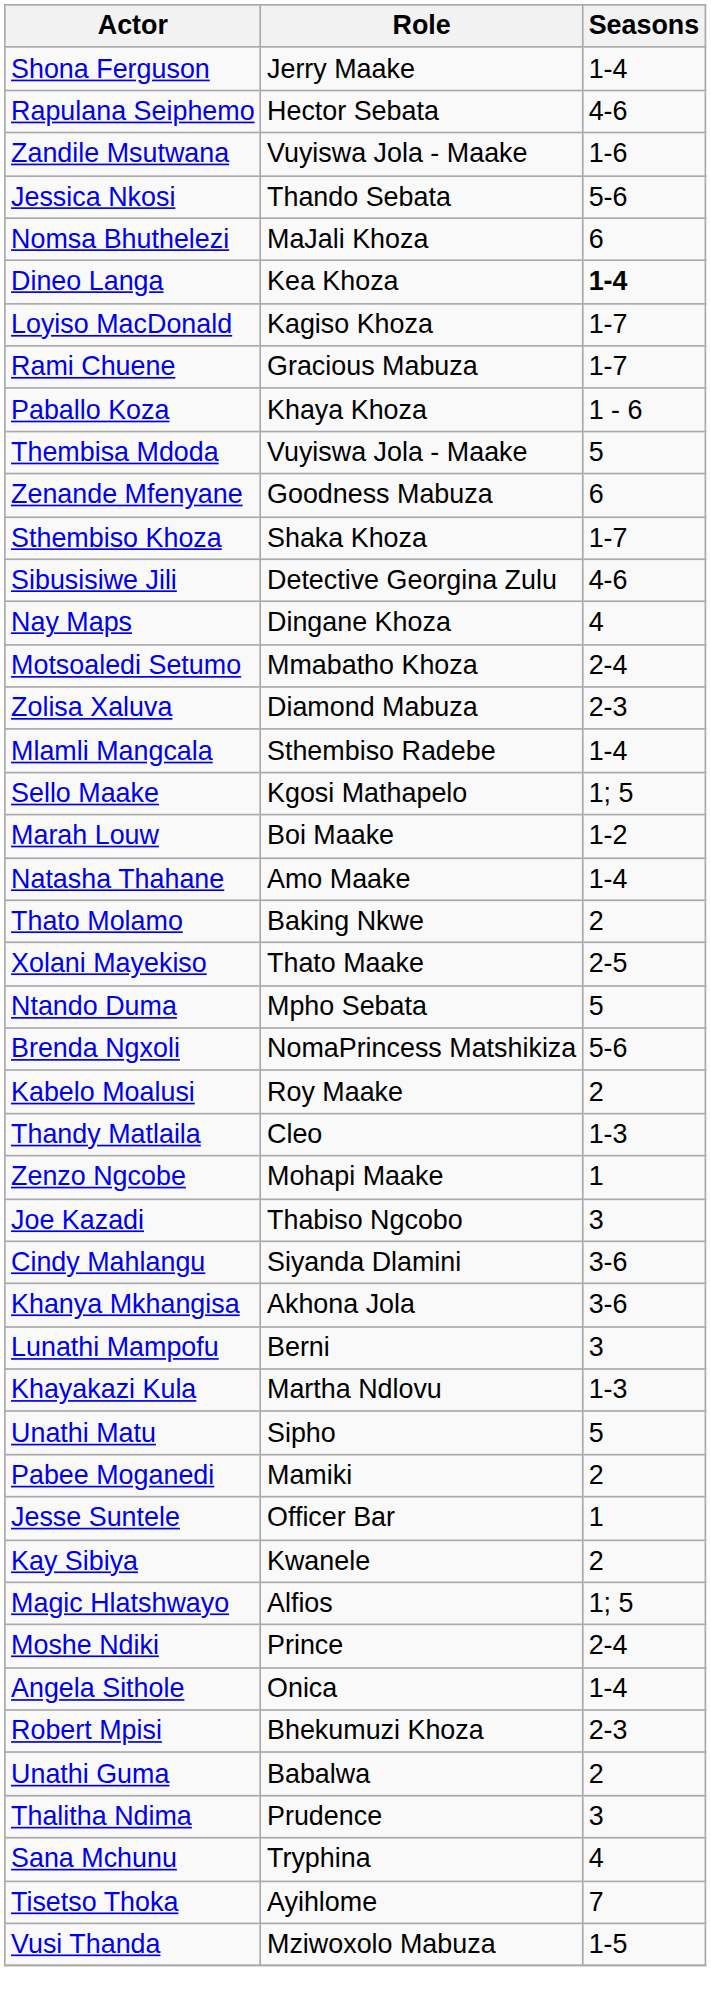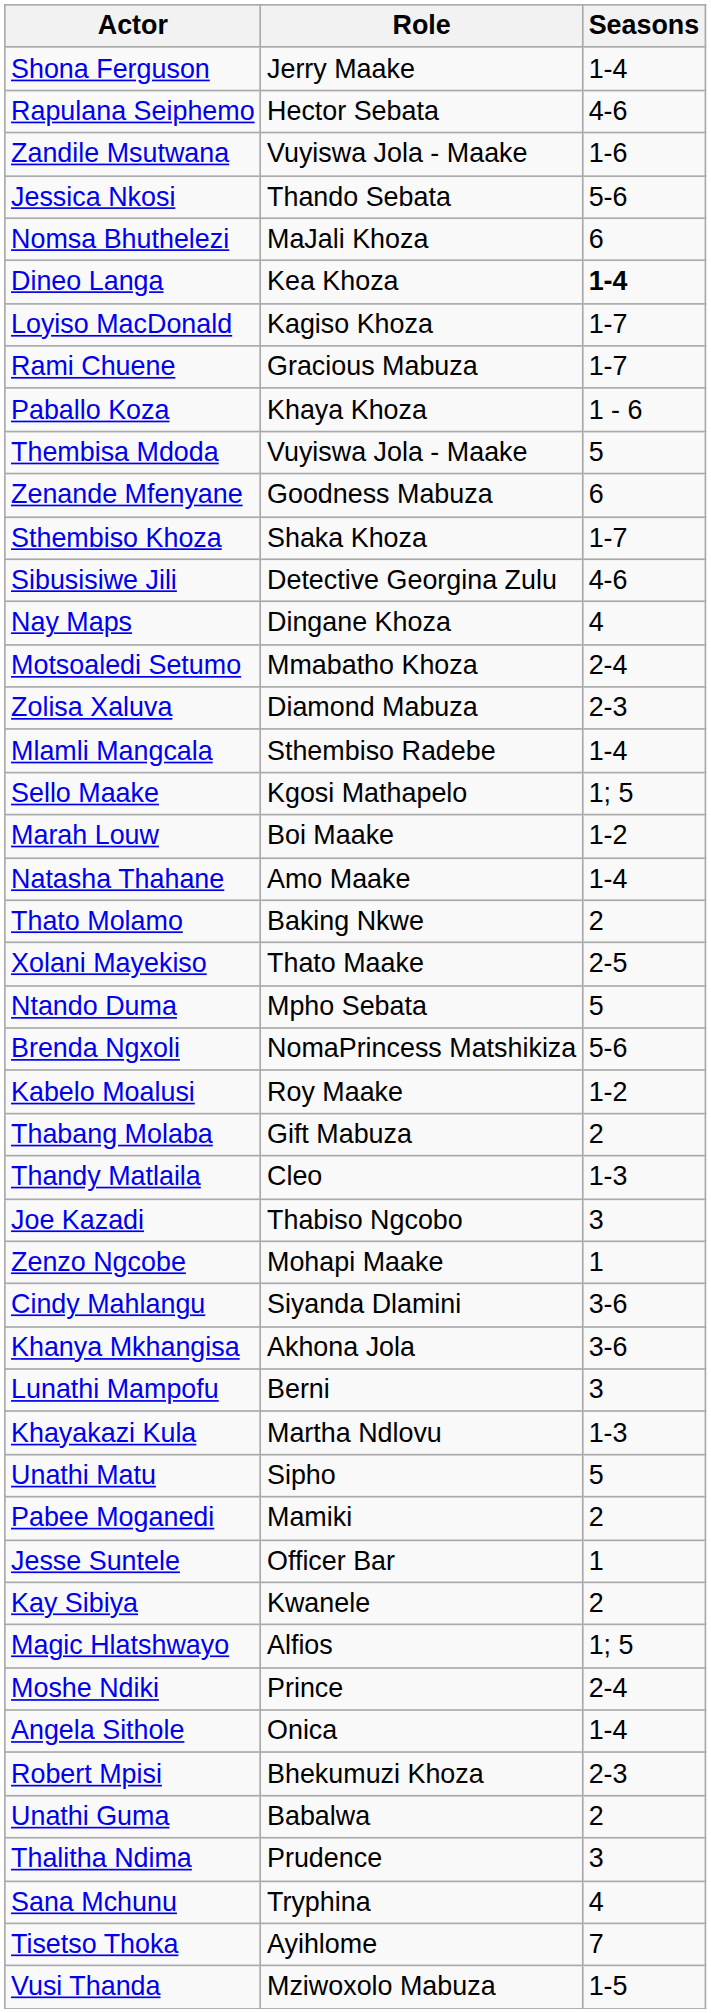(596, 1091) 2 -> (608, 1091) 1-2
+ row: (112, 1134)
rows swapped: (98, 1176) <-> (78, 1219)
